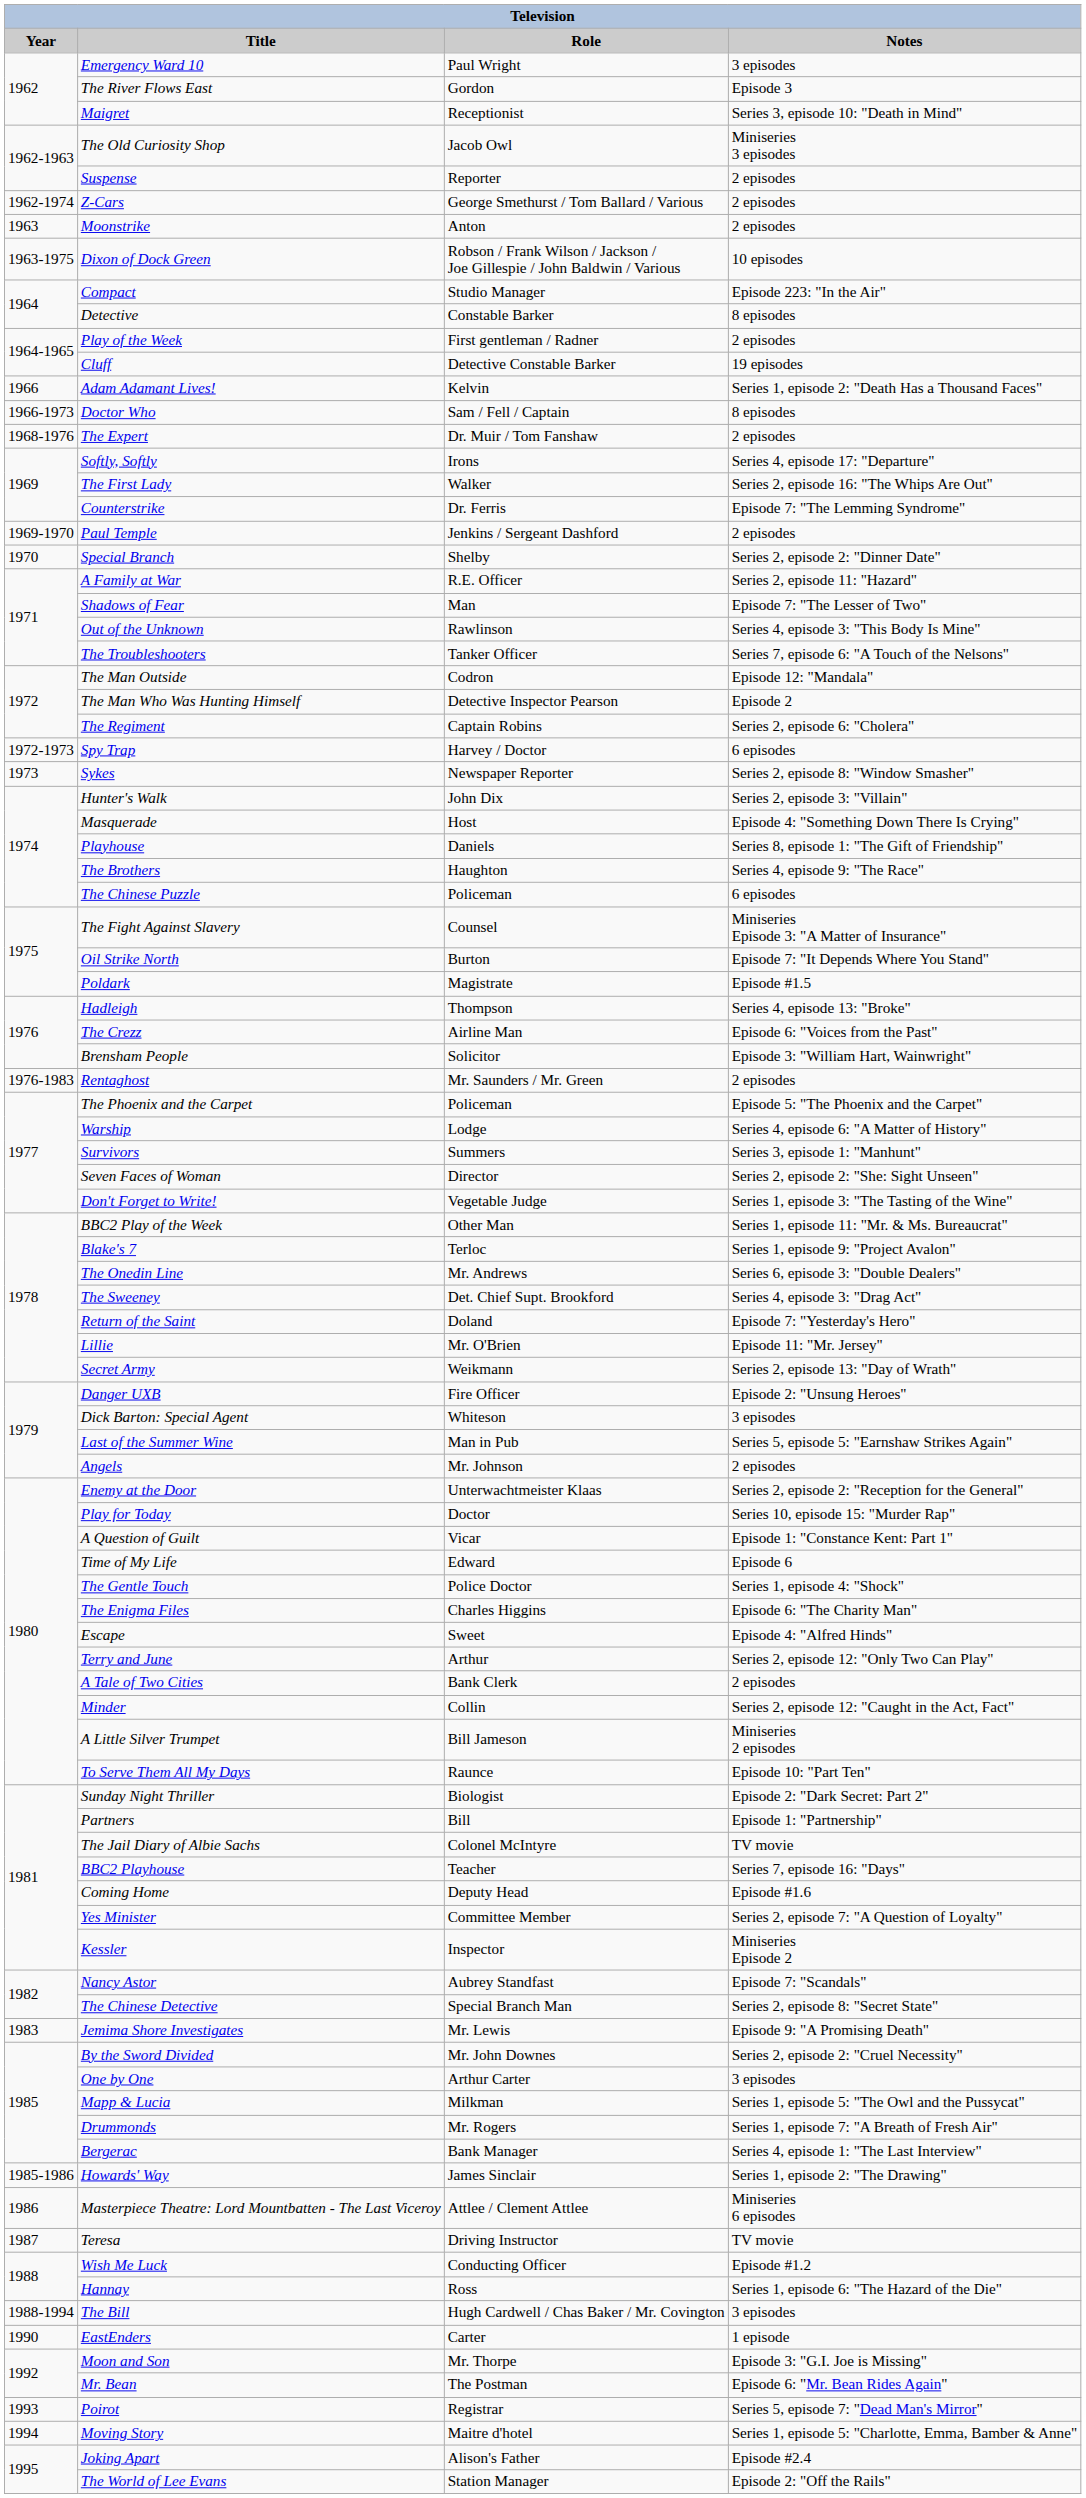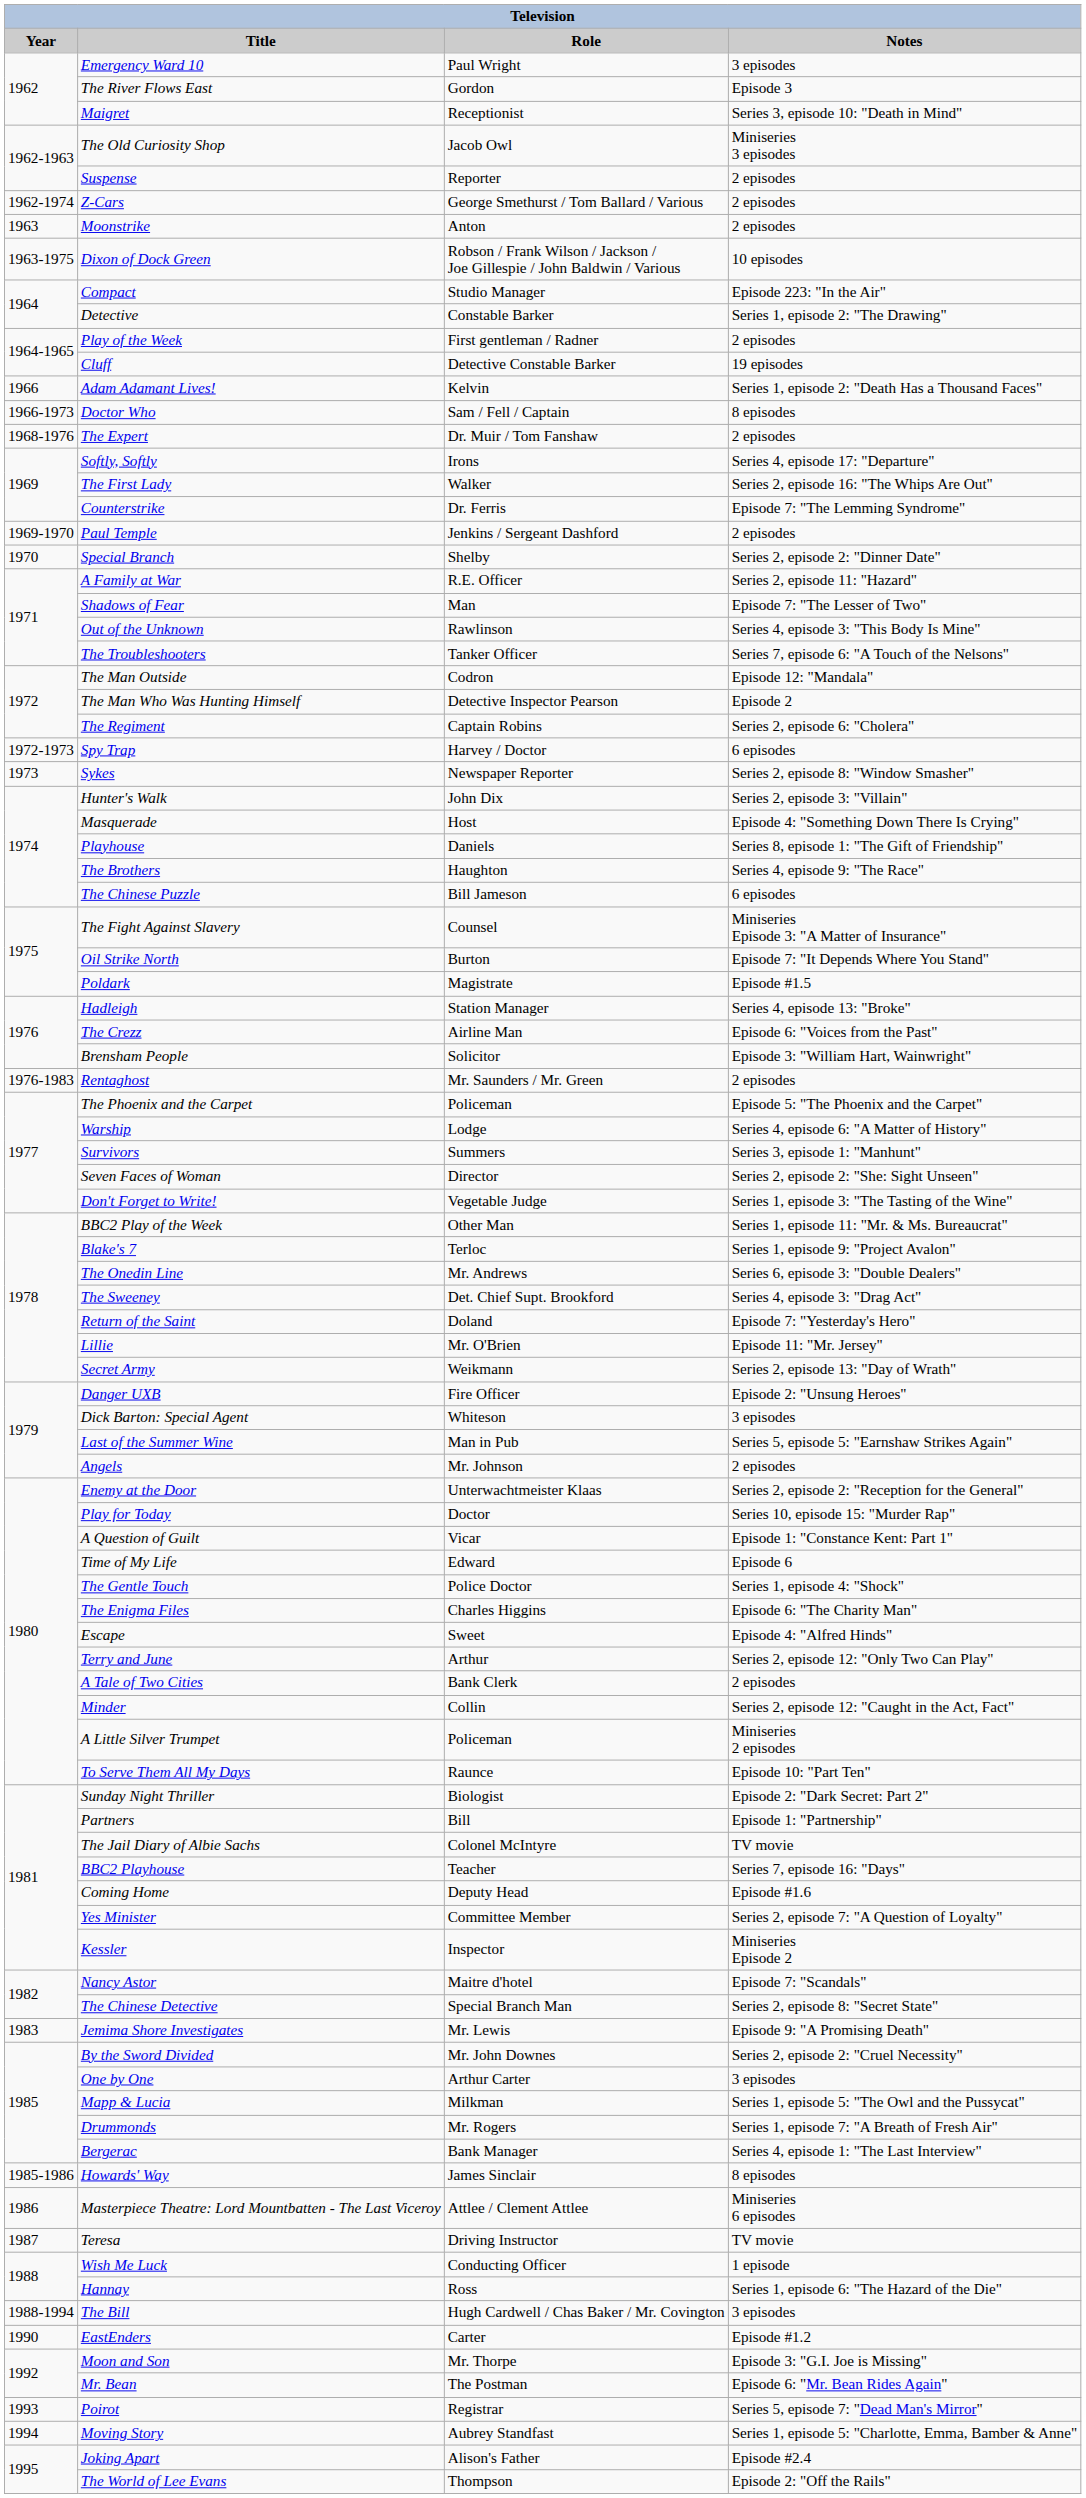(764, 315) 8 episodes -> (839, 315) Series 1, episode 2: "The Drawing"
(480, 894) Policeman -> (487, 894) Bill Jameson
(480, 1007) Thompson -> (498, 1007) Station Manager
(487, 1739) Bill Jameson -> (480, 1739) Policeman
(501, 1982) Aubrey Standfast -> (490, 1982) Maitre d'hotel
(839, 2175) Series 1, episode 2: "The Drawing" -> (764, 2175) 8 episodes
(771, 2264) Episode #1.2 -> (761, 2264) 1 episode
(761, 2336) 1 episode -> (771, 2336) Episode #1.2
(490, 2433) Maitre d'hotel -> (501, 2433) Aubrey Standfast
(498, 2481) Station Manager -> (480, 2481) Thompson
